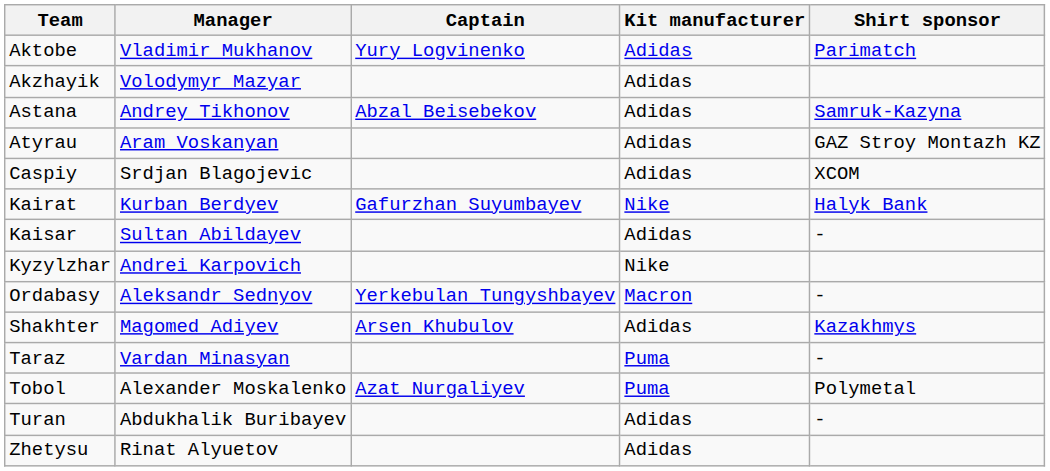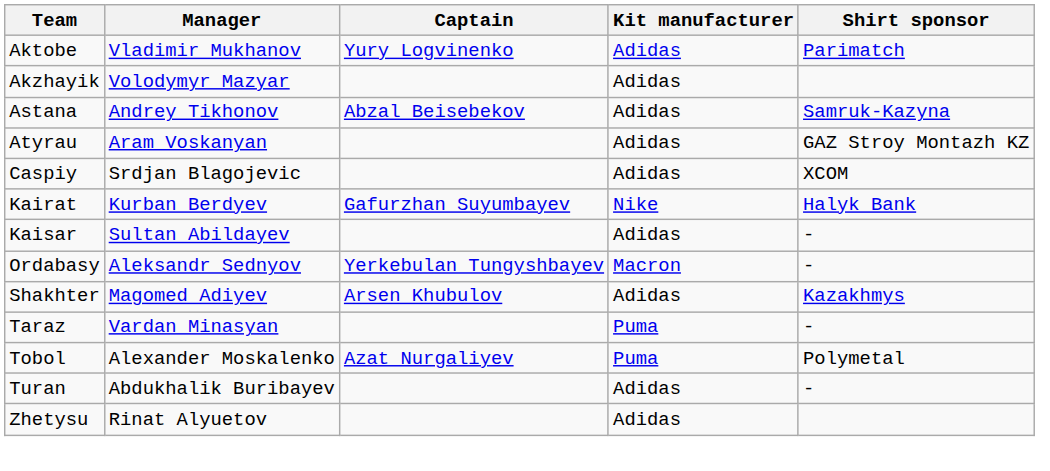- row: (60, 266)
